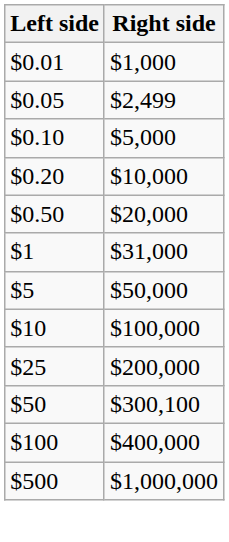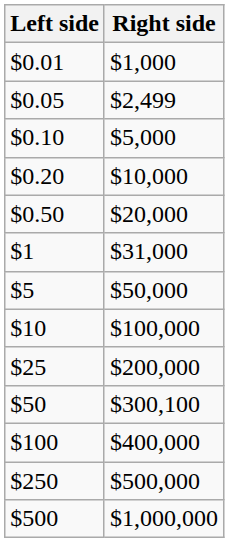+ row: (34, 480)
